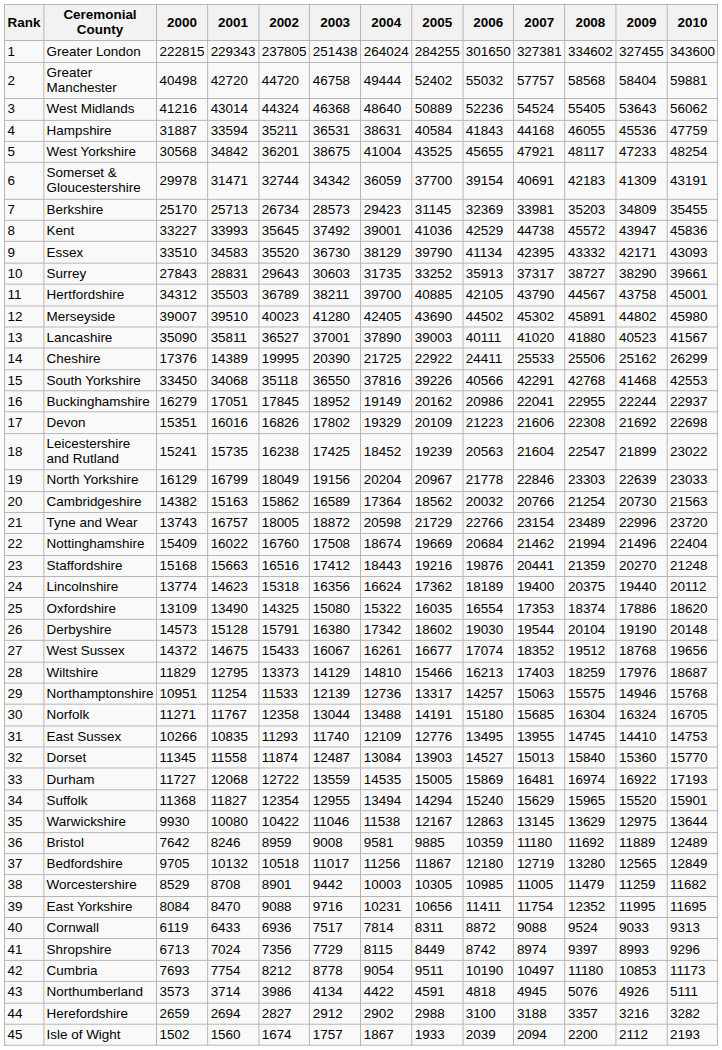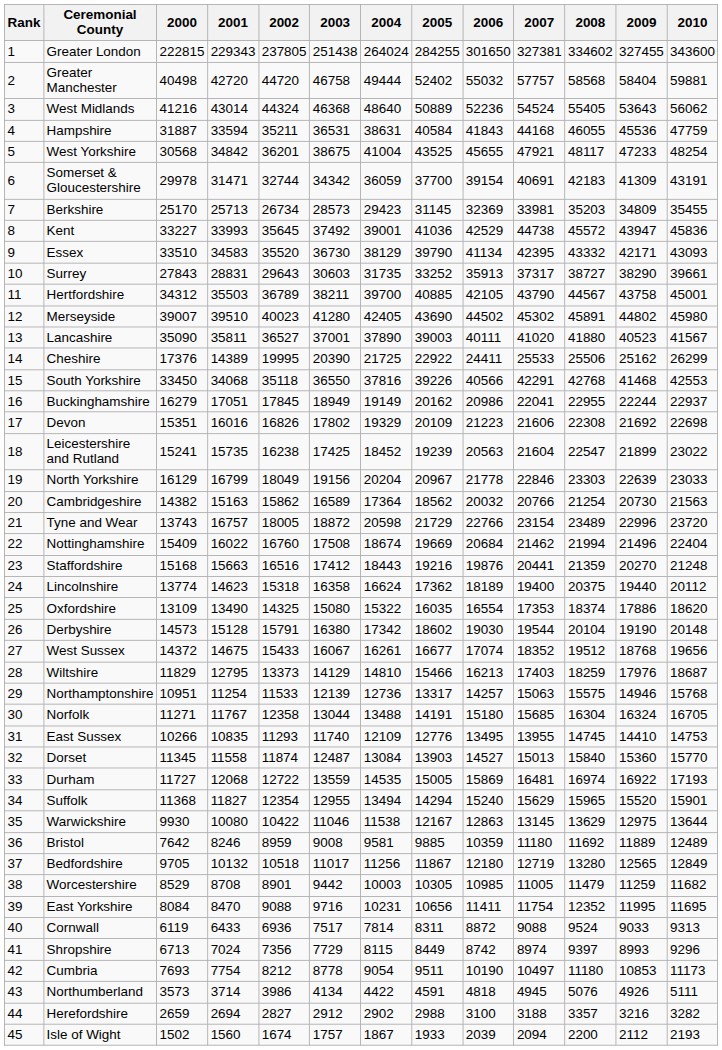(331, 401) 18952 -> (331, 401) 18949
(331, 587) 16356 -> (331, 587) 16358
